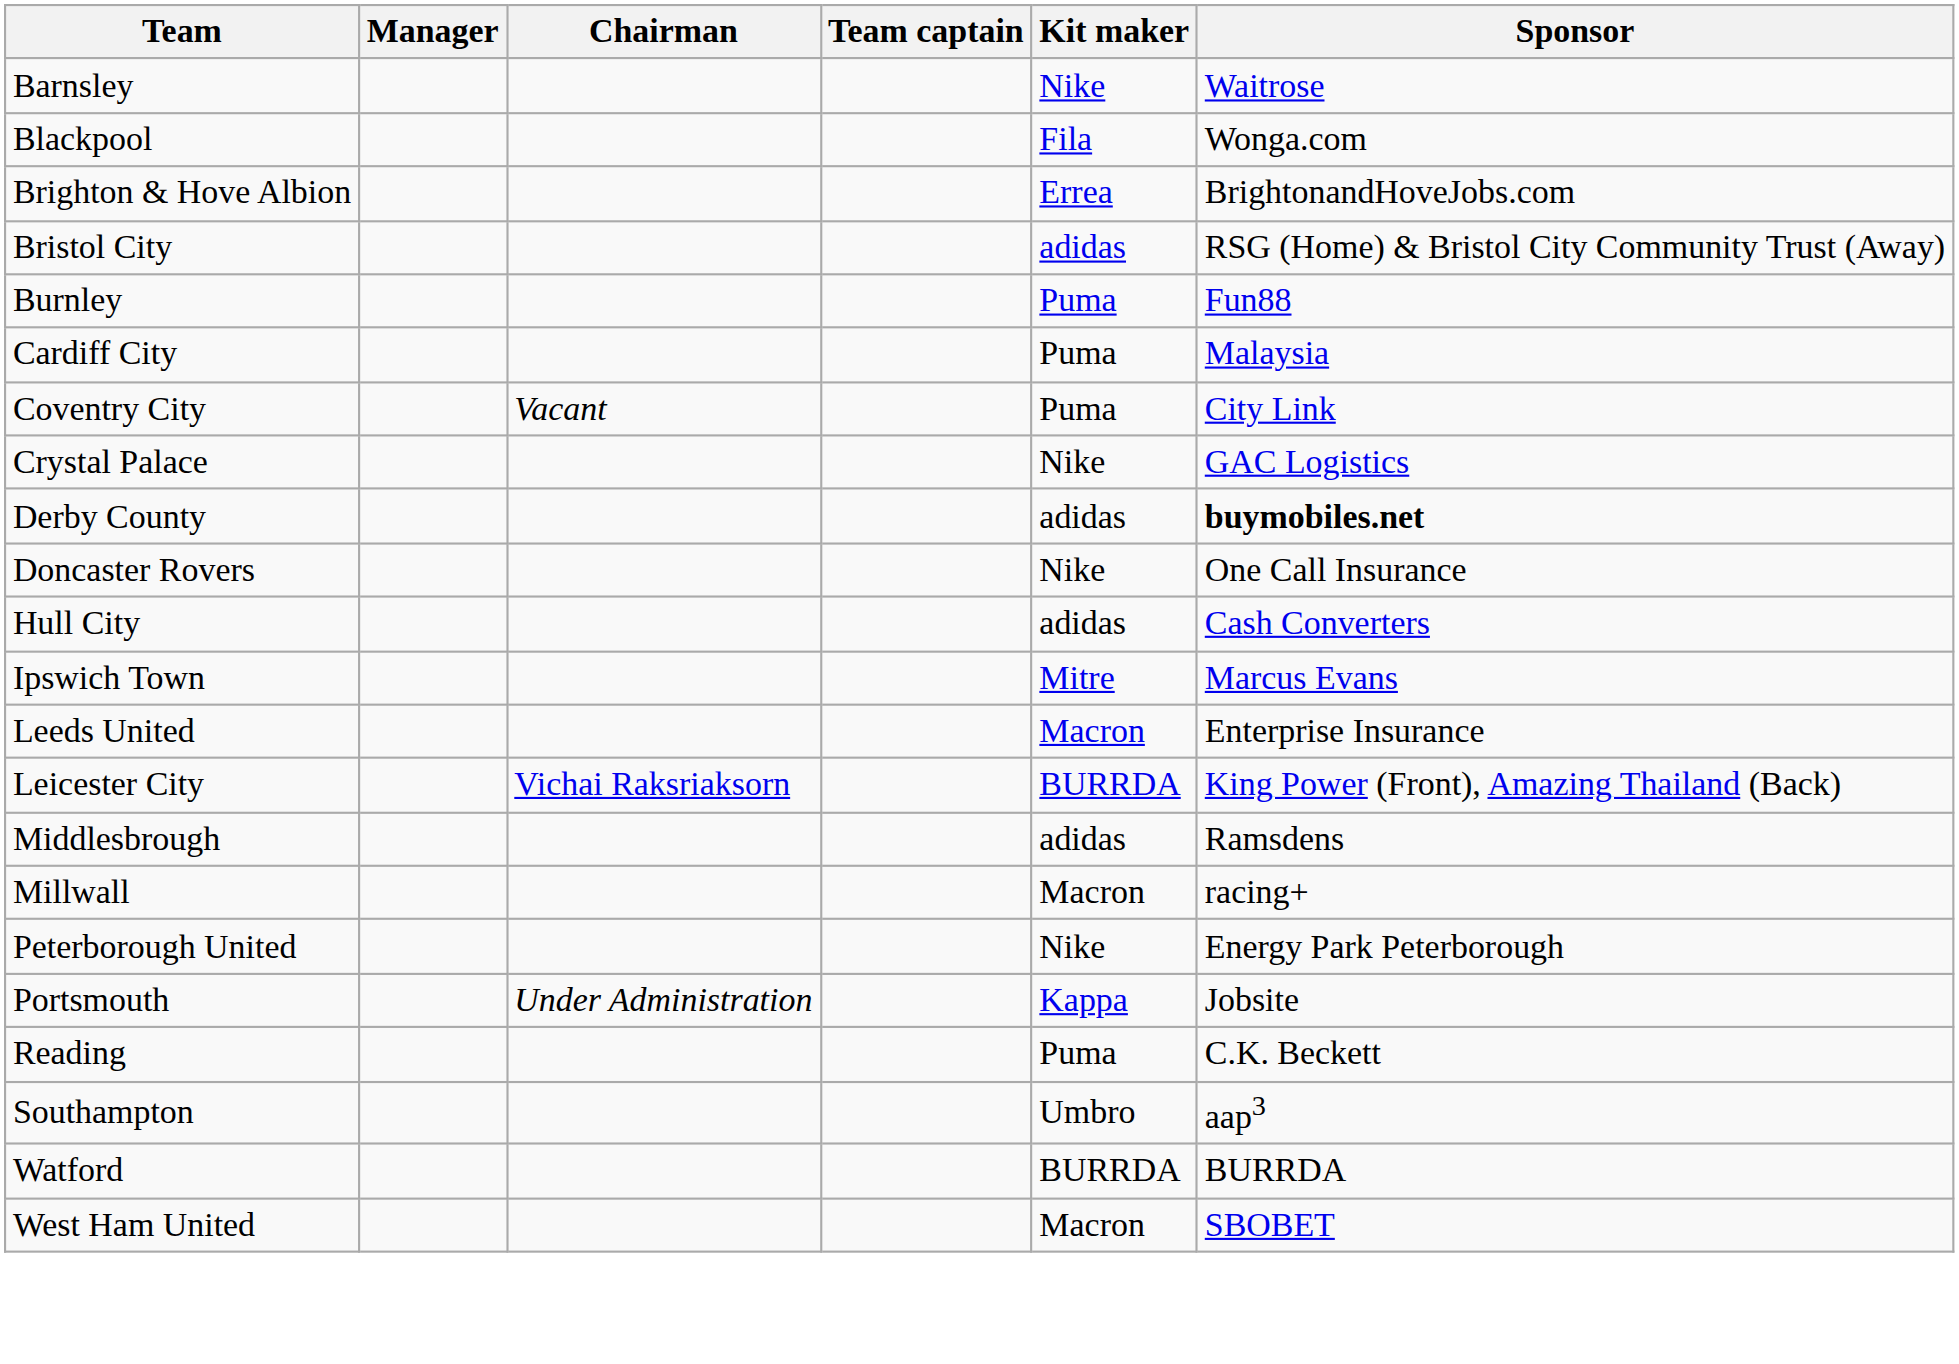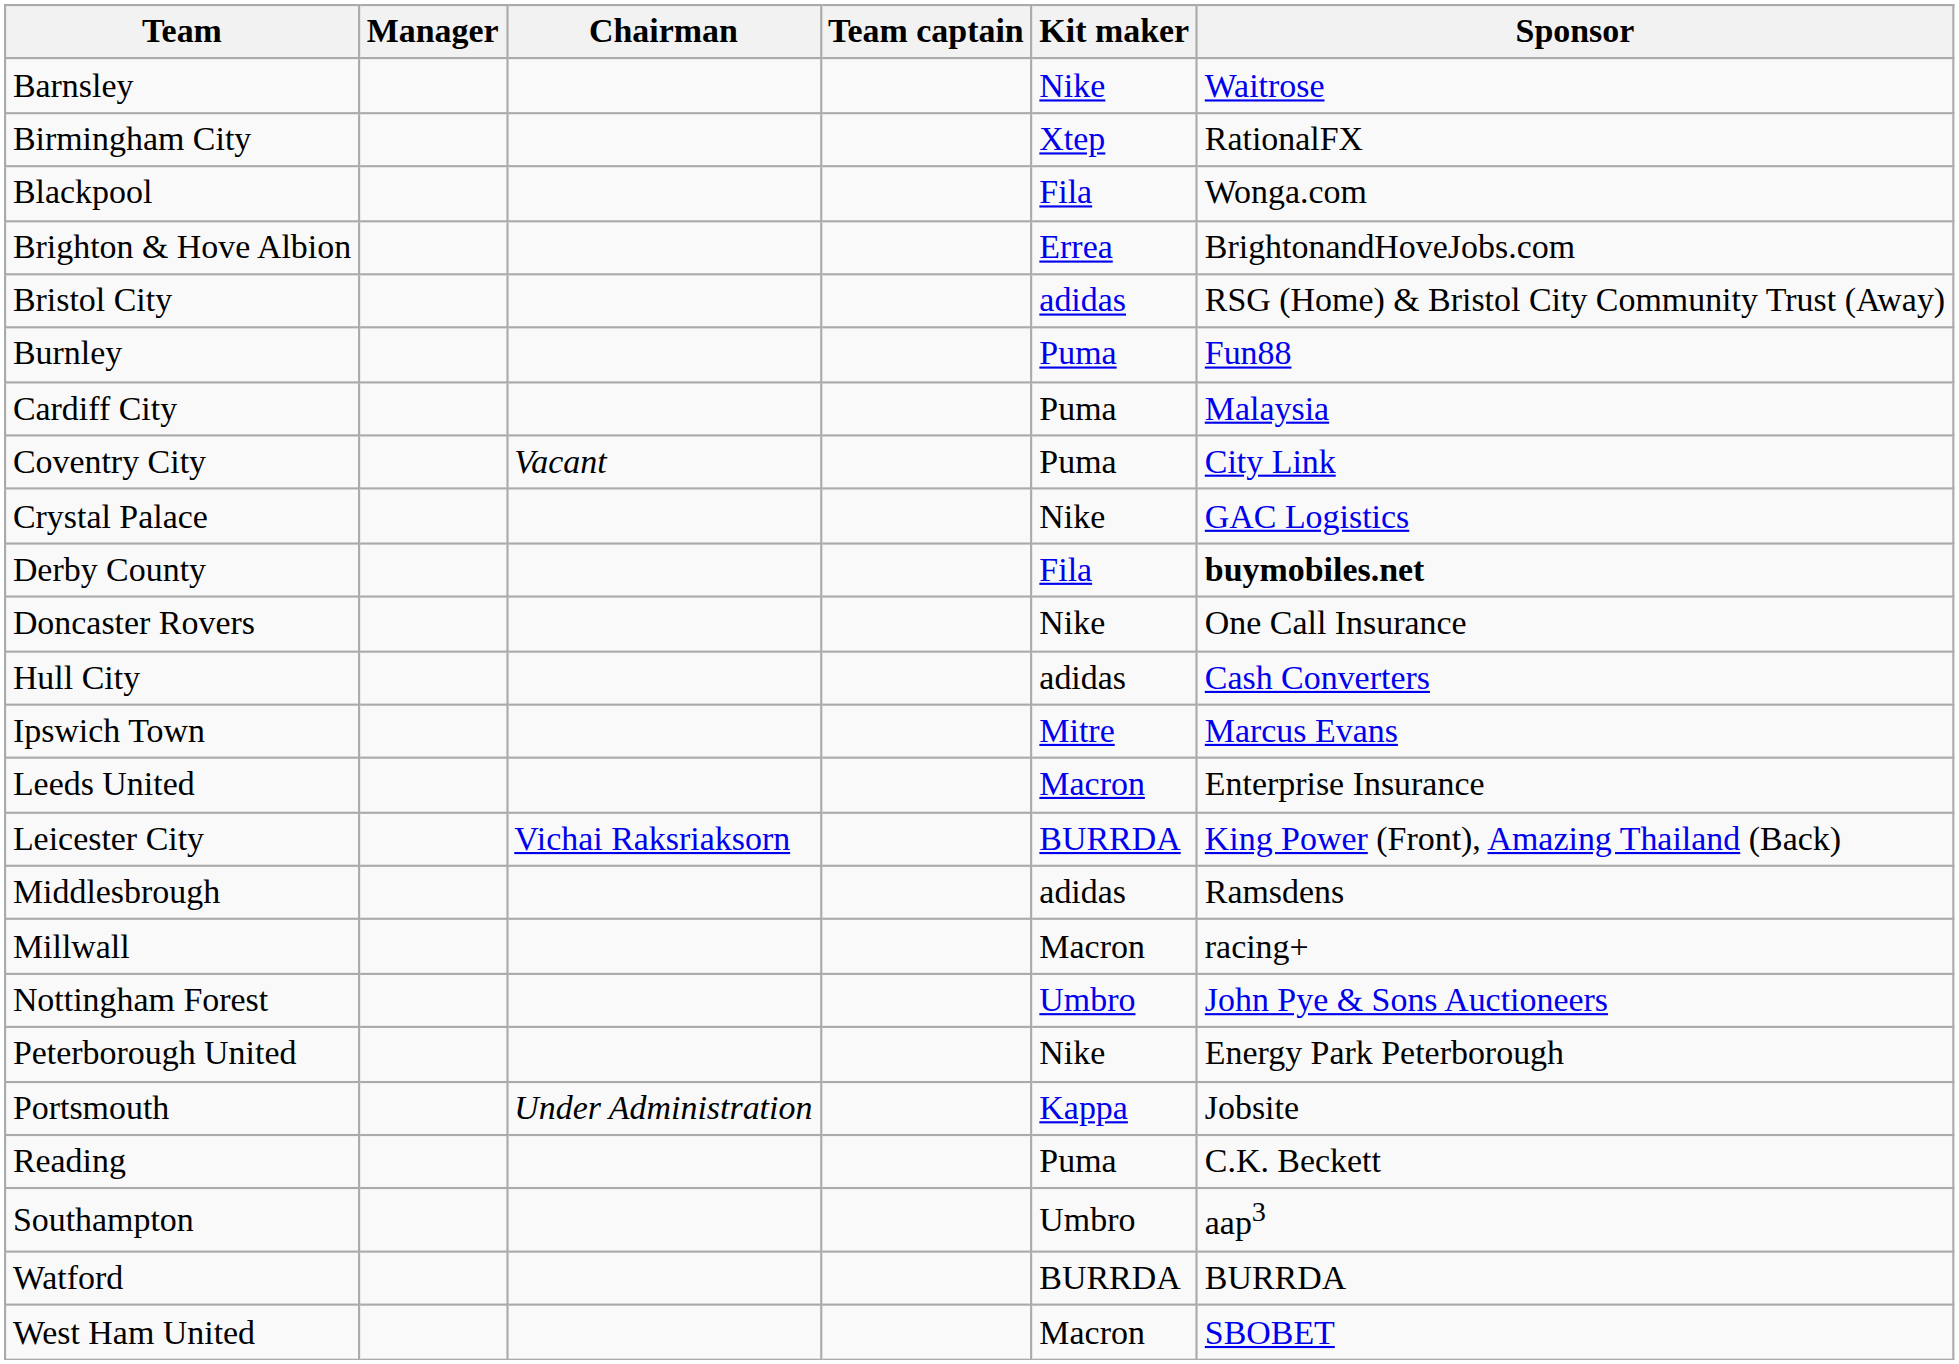+ row: (132, 138)
(1083, 515) adidas -> (1066, 569) Fila
+ row: (141, 999)
